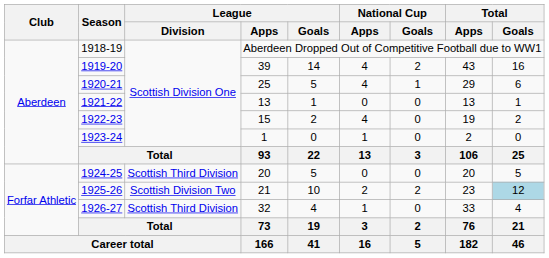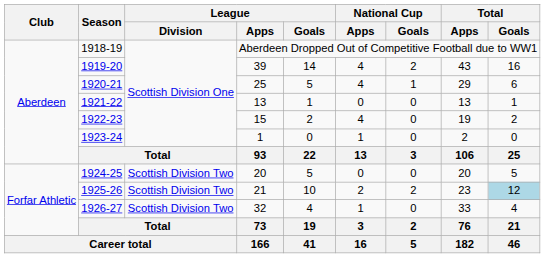(183, 173) Scottish Third Division -> (181, 173) Scottish Division Two
(183, 208) Scottish Third Division -> (181, 208) Scottish Division Two
